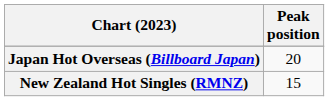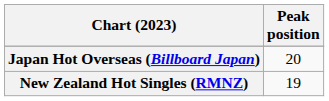(293, 83) 15 -> (293, 83) 19
